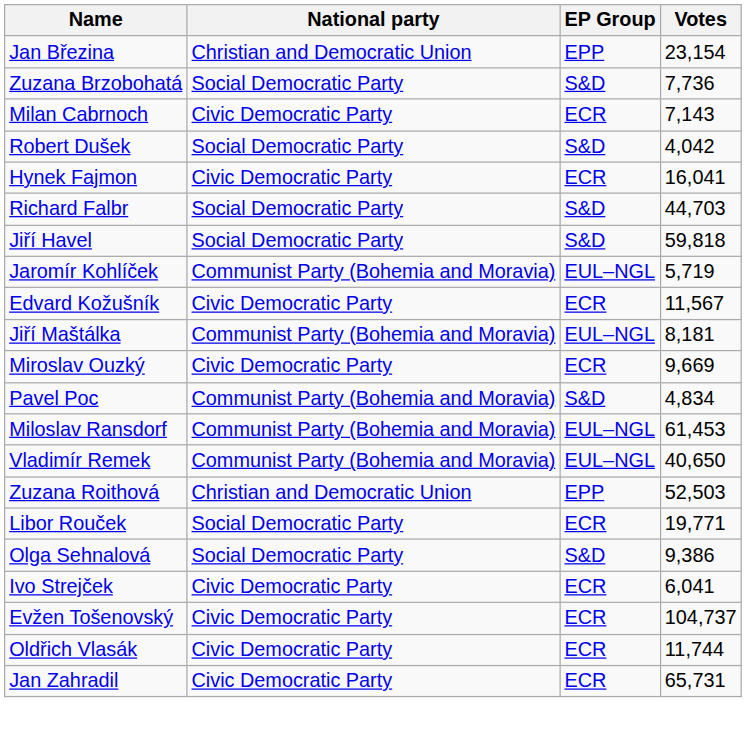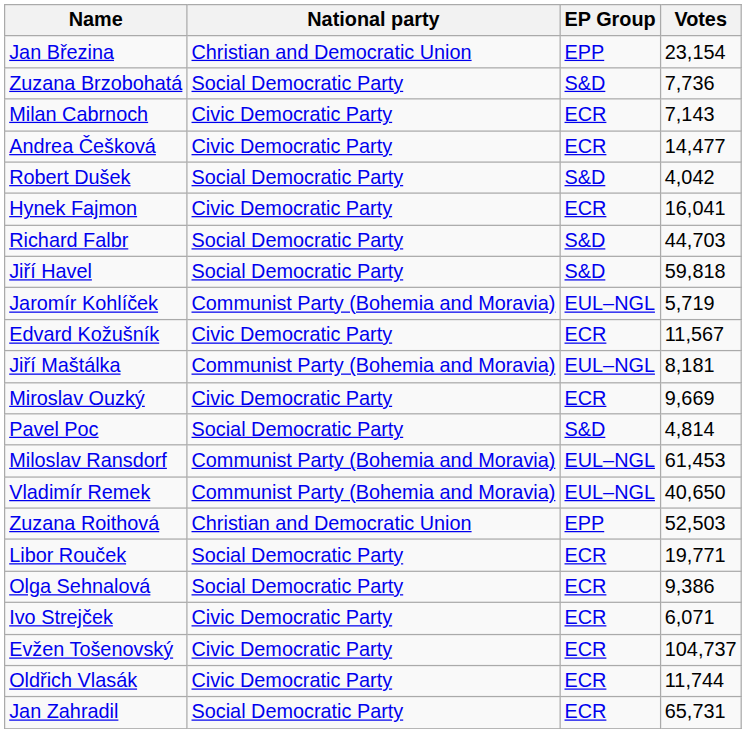+ row: (83, 146)
(373, 397) Communist Party (Bohemia and Moravia) -> (297, 429) Social Democratic Party
(690, 397) 4,834 -> (690, 429) 4,814
(585, 555) S&D -> (585, 586) ECR
(690, 586) 6,041 -> (690, 618) 6,071
(292, 680) Civic Democratic Party -> (297, 712) Social Democratic Party
